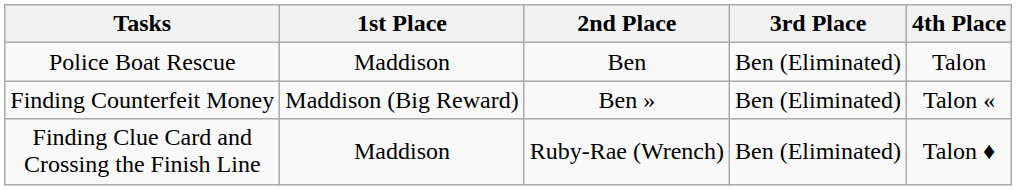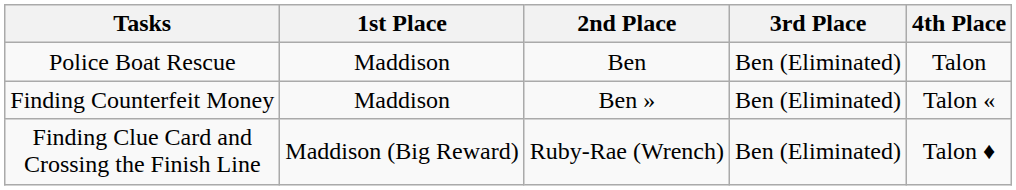(402, 99) Maddison (Big Reward) -> (402, 99) Maddison
(402, 151) Maddison -> (402, 151) Maddison (Big Reward)
